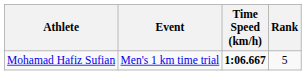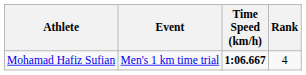(285, 60) 5 -> (285, 60) 4
